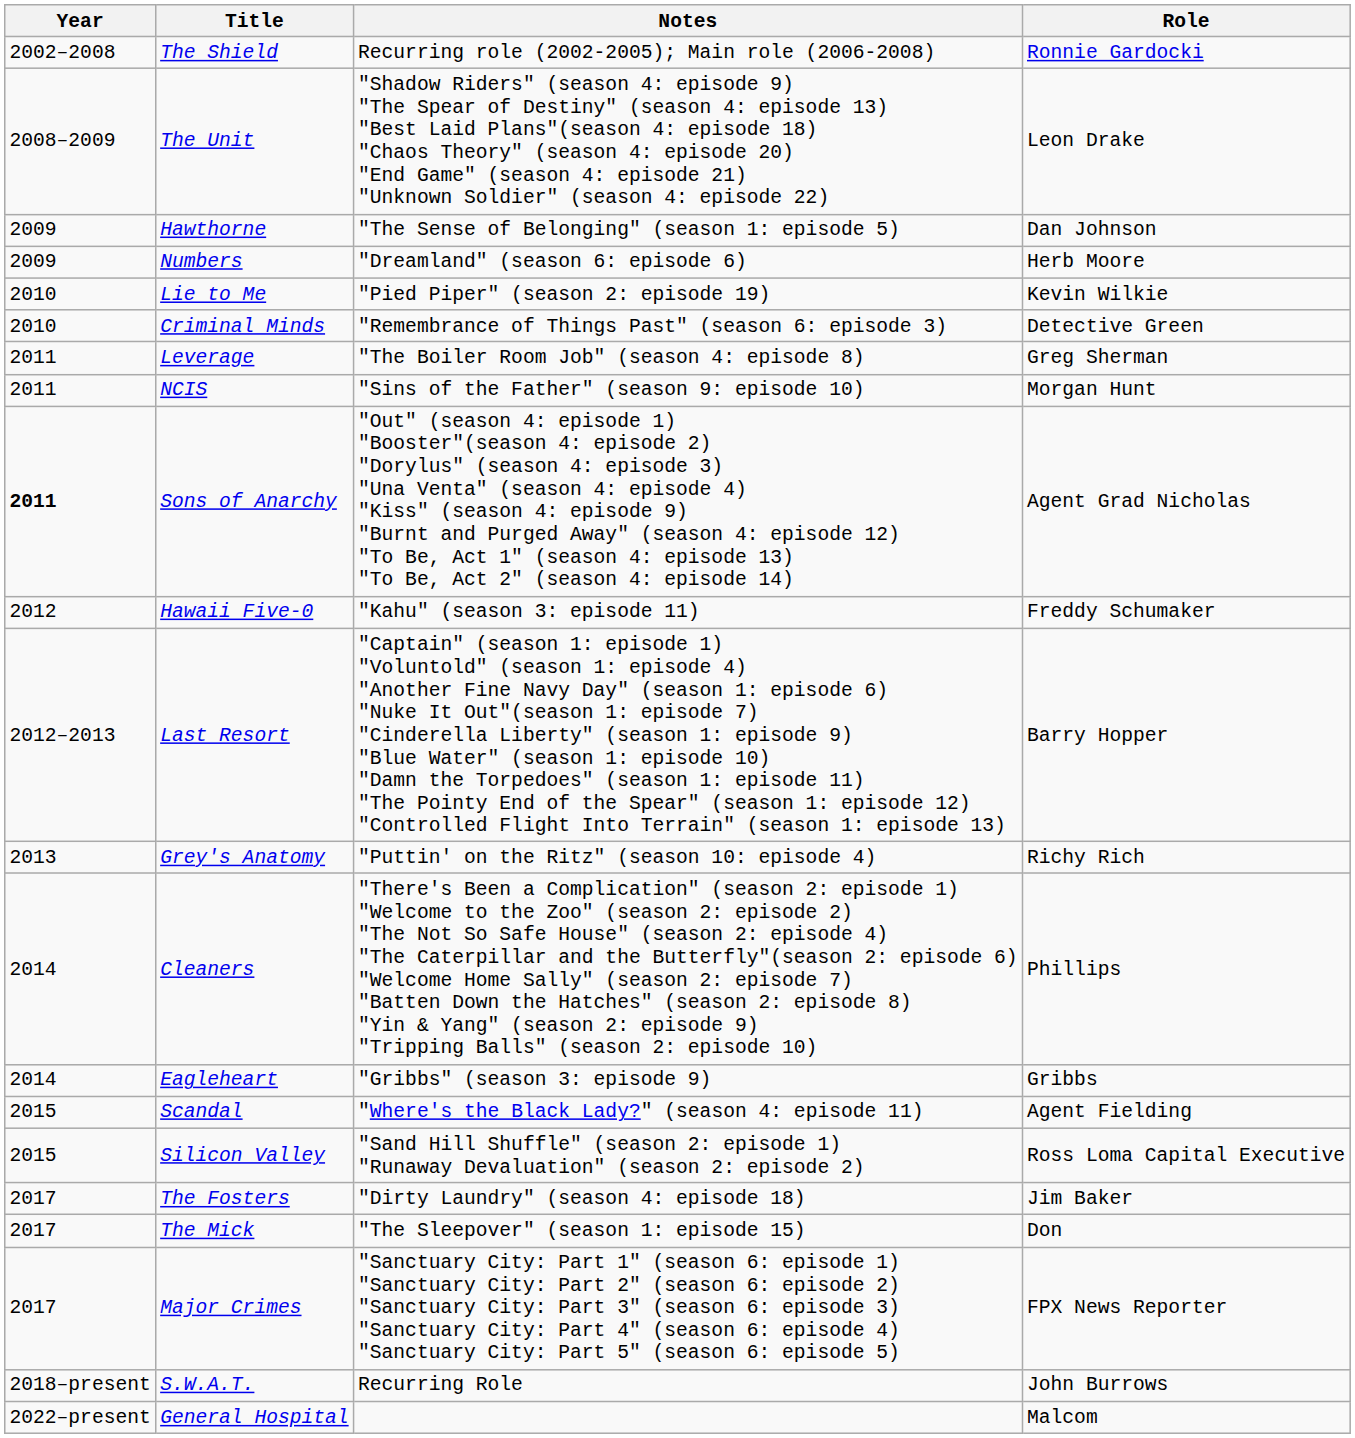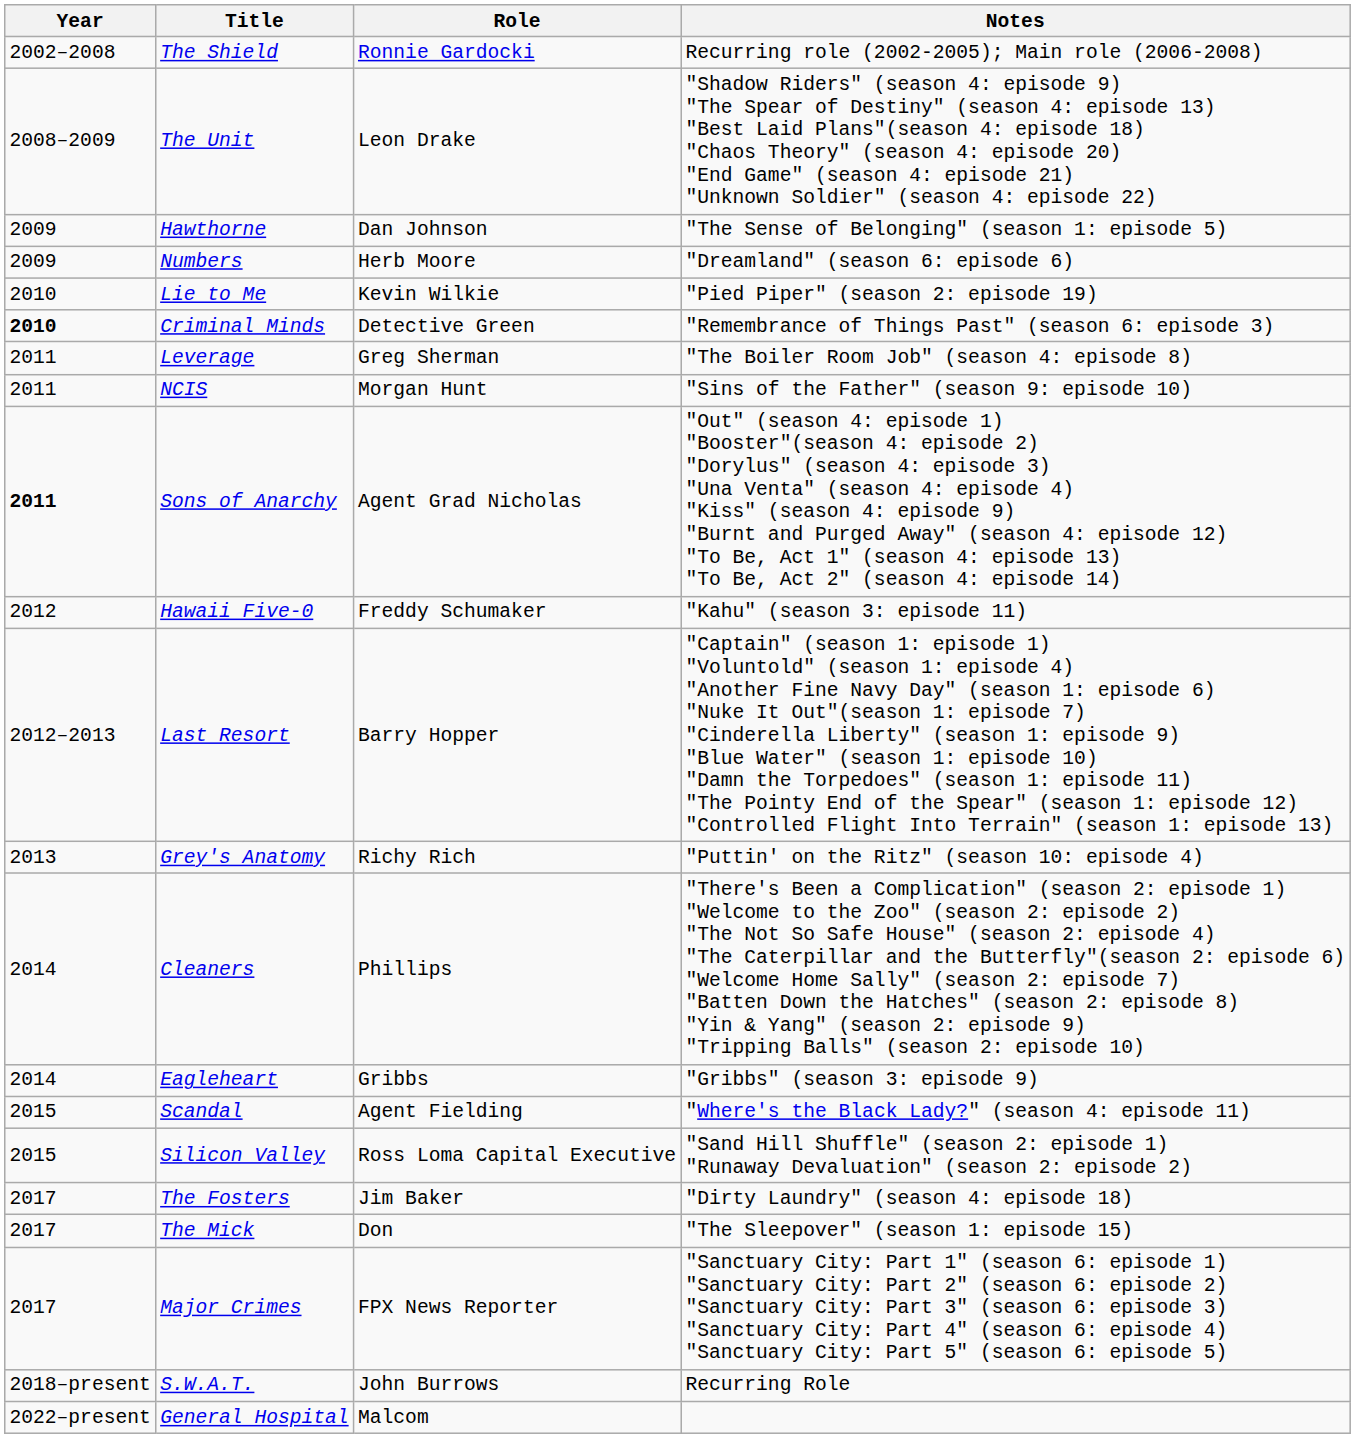columns swapped: (1186, 21) <-> (688, 21)
(33, 326) normal -> (33, 326) bold
